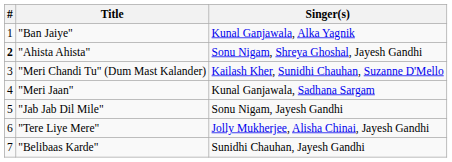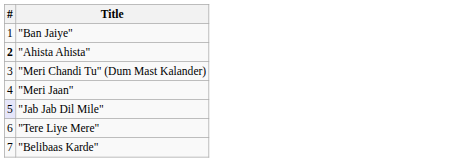- column: (328, 14)
(10, 109) no background -> (10, 109) lavender background
